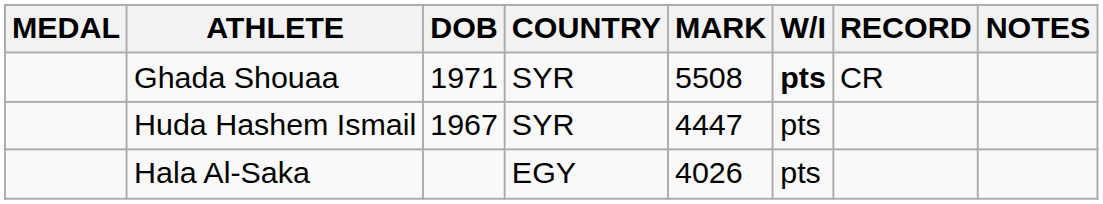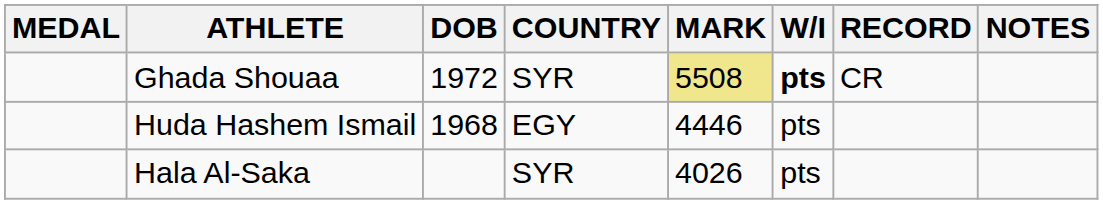(464, 76) 1971 -> (464, 76) 1972
(709, 76) no background -> (709, 76) khaki background
(464, 125) 1967 -> (464, 125) 1968
(543, 125) SYR -> (544, 125) EGY
(709, 125) 4447 -> (709, 125) 4446
(544, 173) EGY -> (543, 173) SYR
